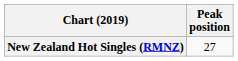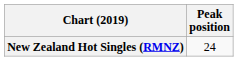(210, 46) 27 -> (210, 46) 24
